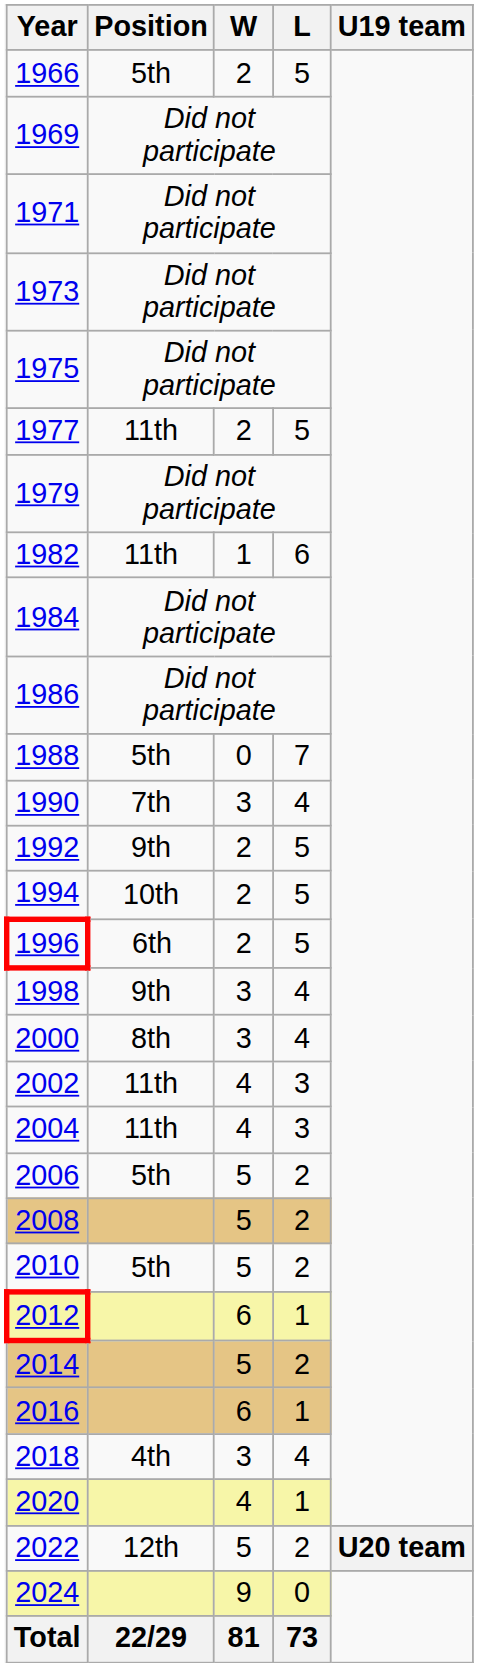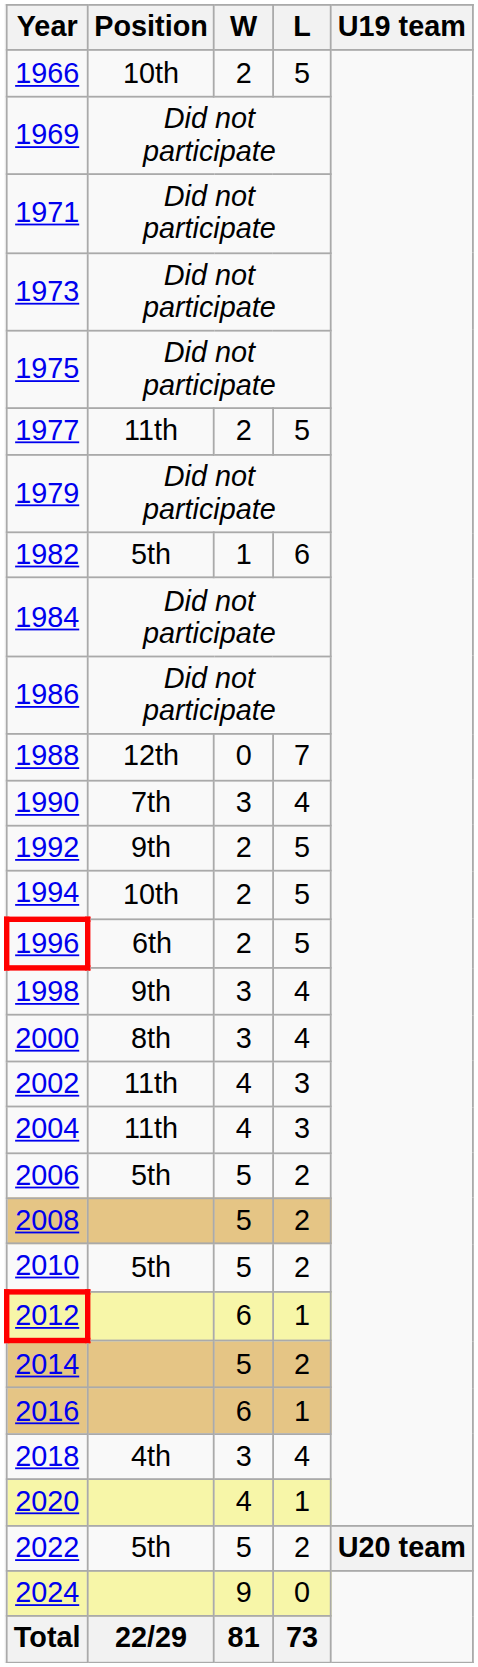(151, 73) 5th -> (151, 73) 10th
(151, 554) 11th -> (151, 554) 5th
(151, 756) 5th -> (151, 756) 12th
(151, 1547) 12th -> (151, 1547) 5th
